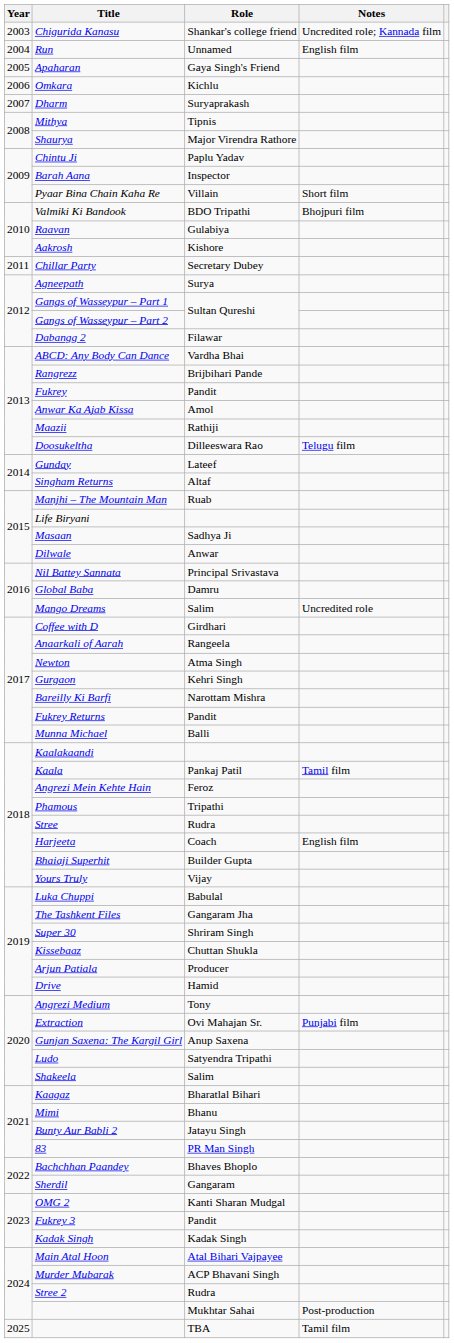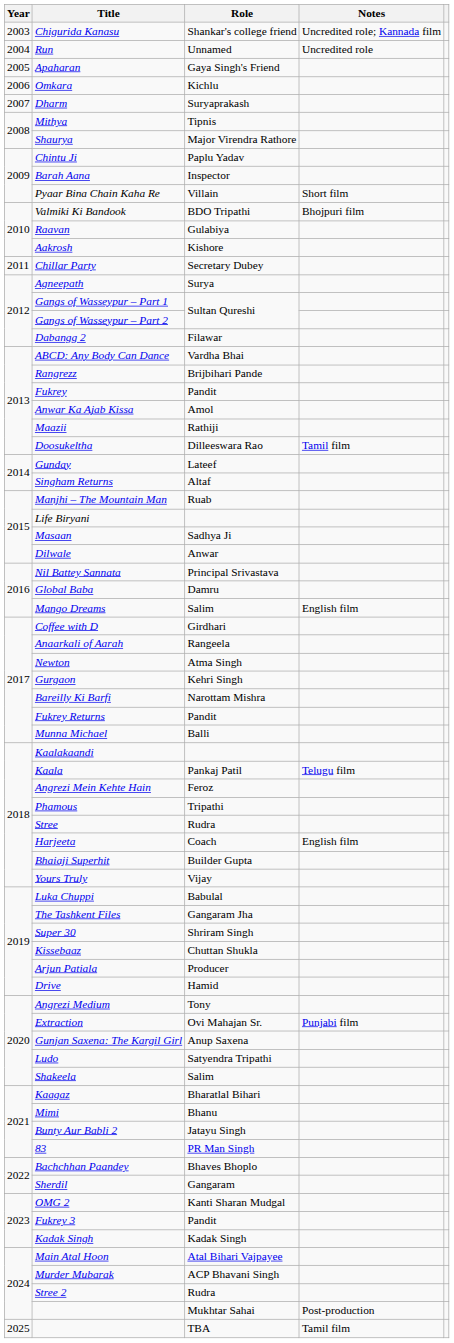(330, 49) English film -> (337, 49) Uncredited role
(329, 445) Telugu film -> (326, 445) Tamil film
(337, 608) Uncredited role -> (330, 608) English film
(326, 770) Tamil film -> (329, 770) Telugu film
